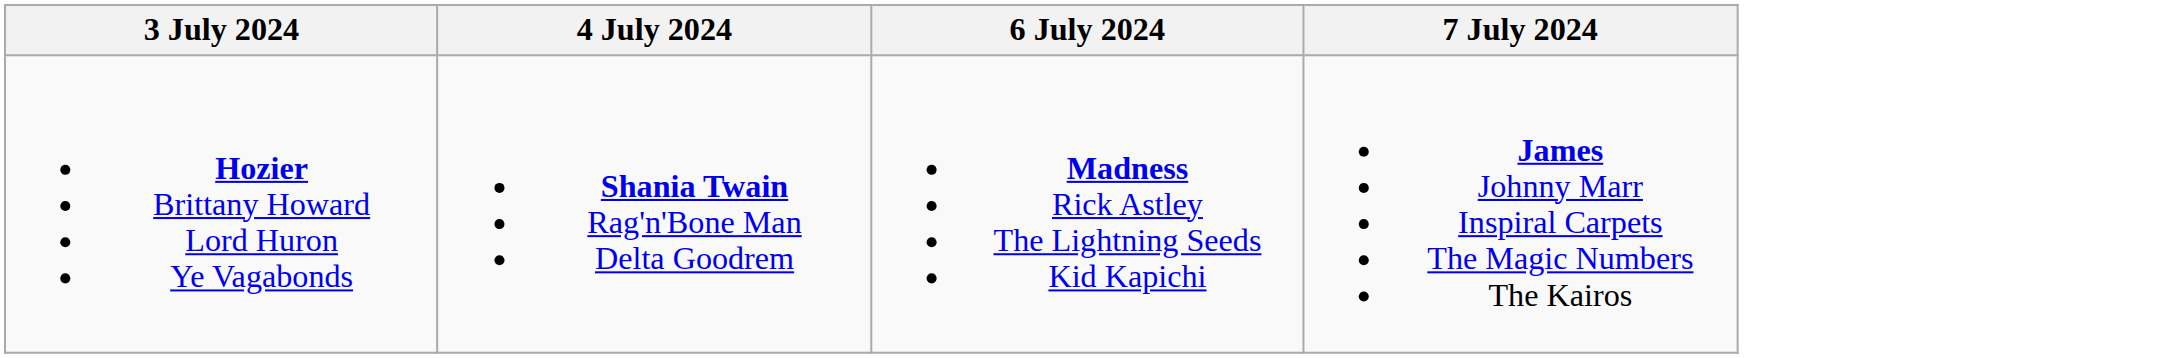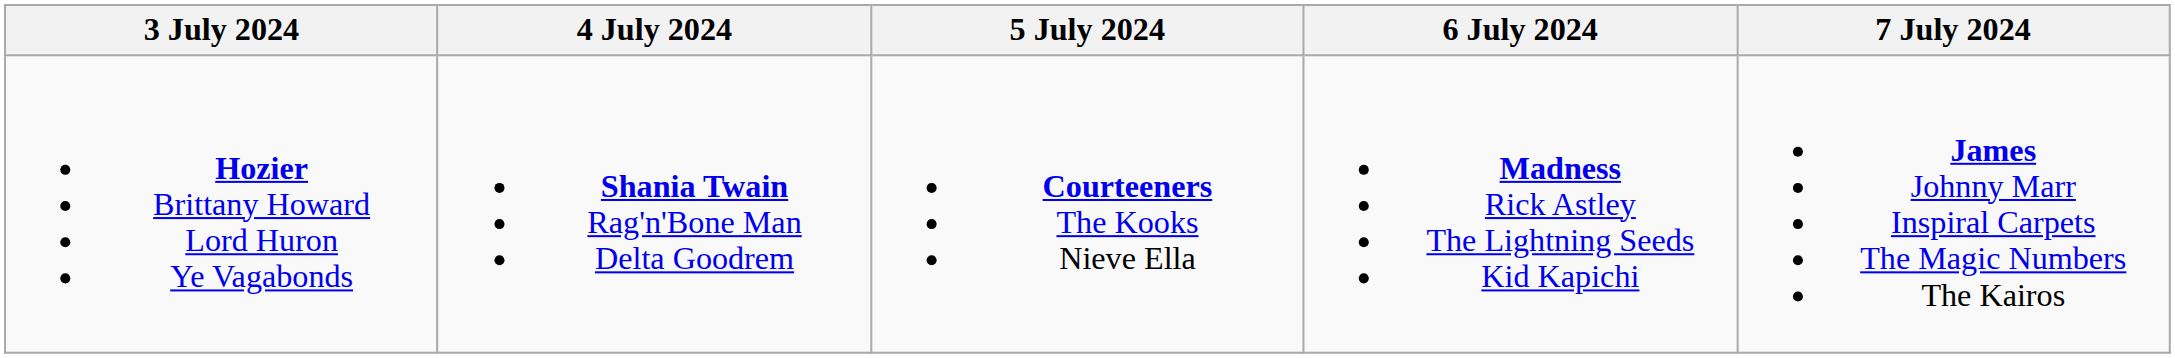+ column: (1087, 30)
